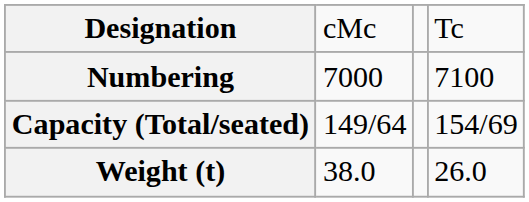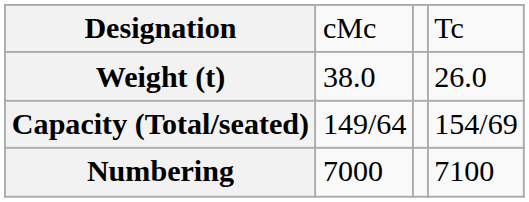rows swapped: (160, 76) <-> (160, 171)
